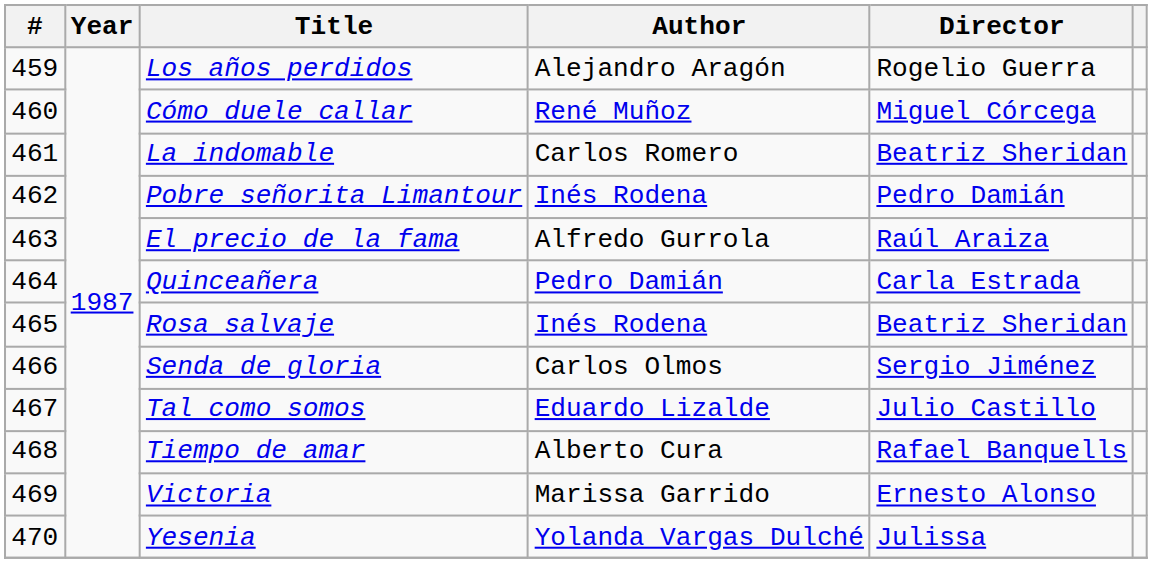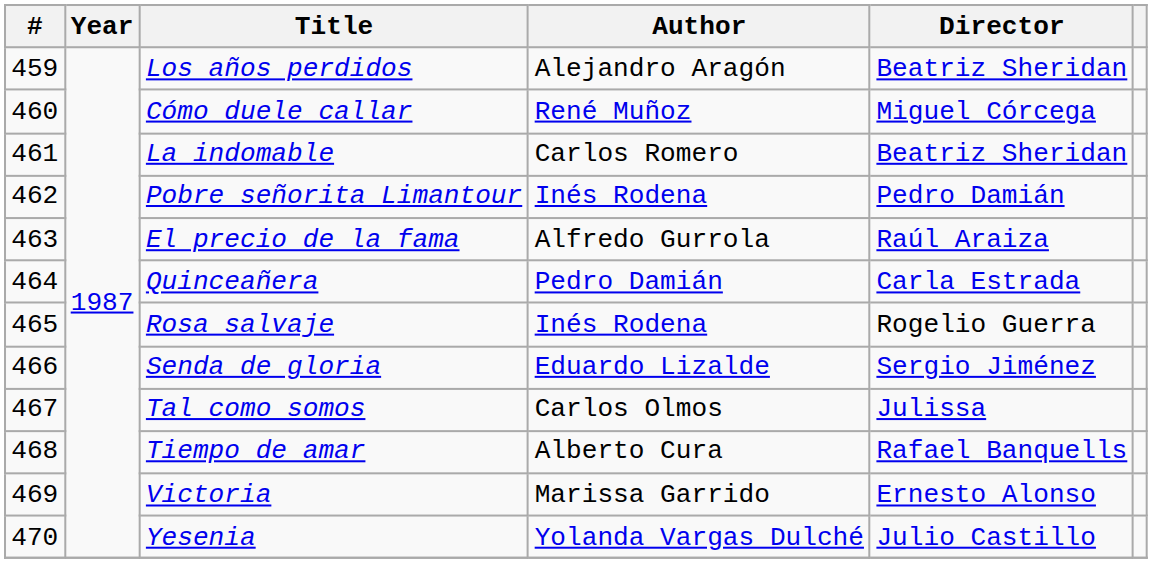(986, 69) Rogelio Guerra -> (1002, 69) Beatriz Sheridan
(1002, 324) Beatriz Sheridan -> (986, 324) Rogelio Guerra
(629, 367) Carlos Olmos -> (652, 367) Eduardo Lizalde
(652, 410) Eduardo Lizalde -> (629, 410) Carlos Olmos
(986, 410) Julio Castillo -> (931, 410) Julissa
(931, 537) Julissa -> (986, 537) Julio Castillo
